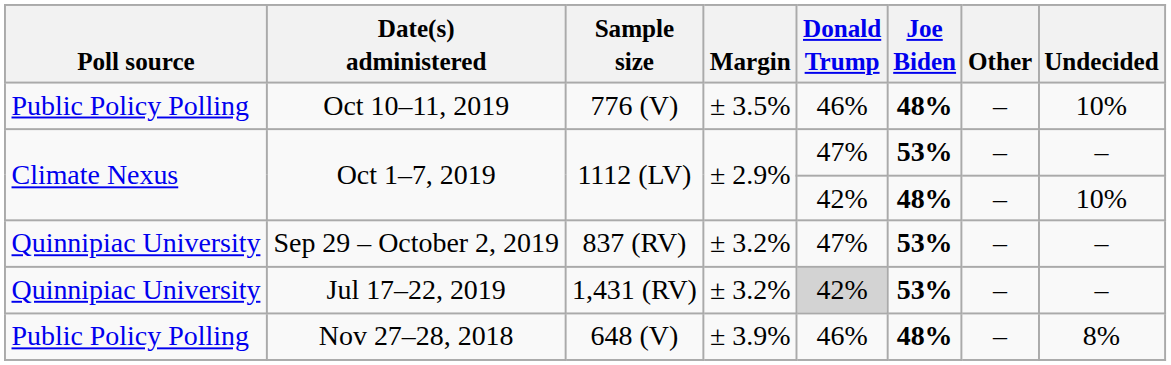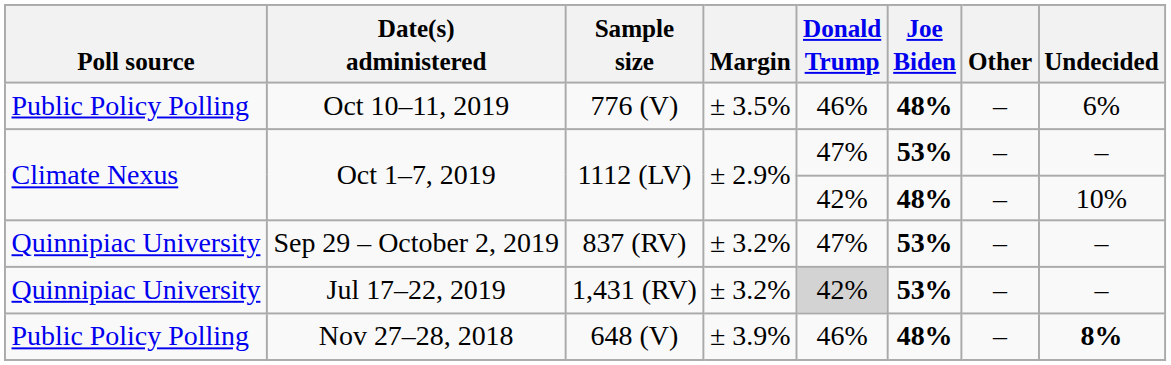(1101, 105) 10% -> (1101, 105) 6%
(1101, 336) normal -> (1101, 336) bold
